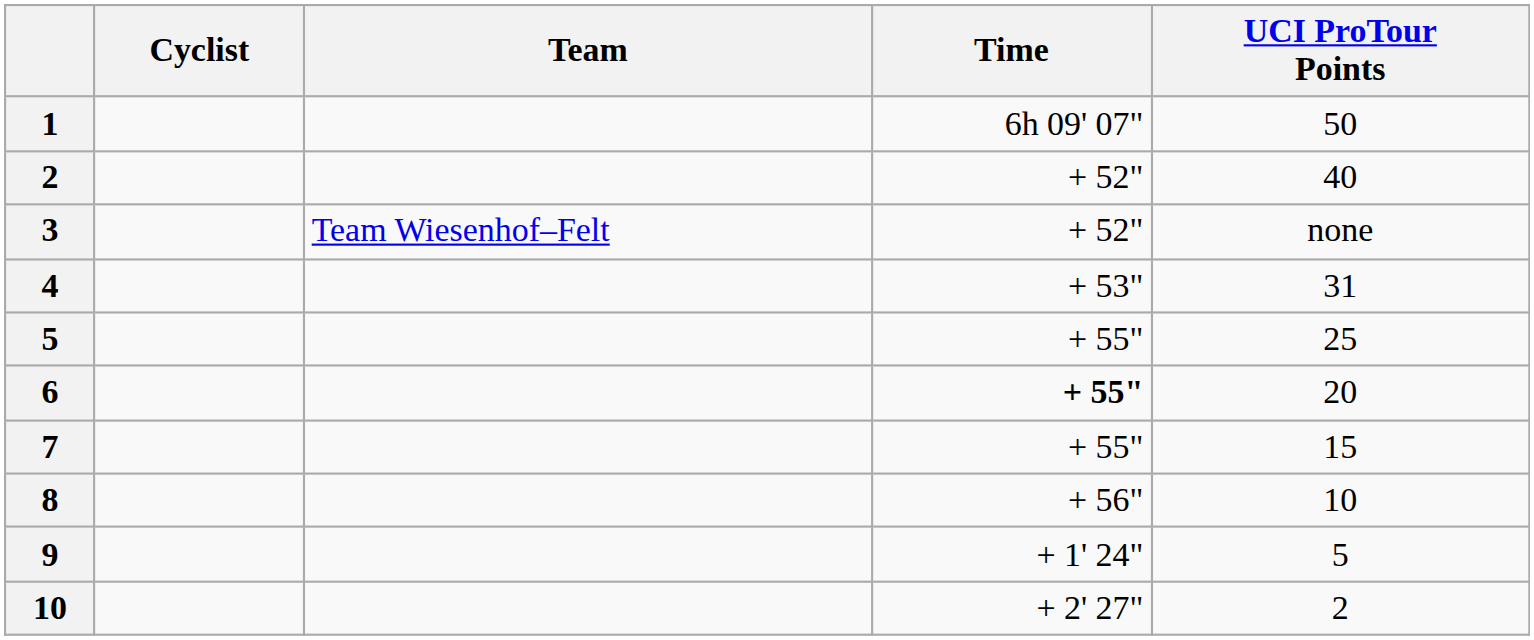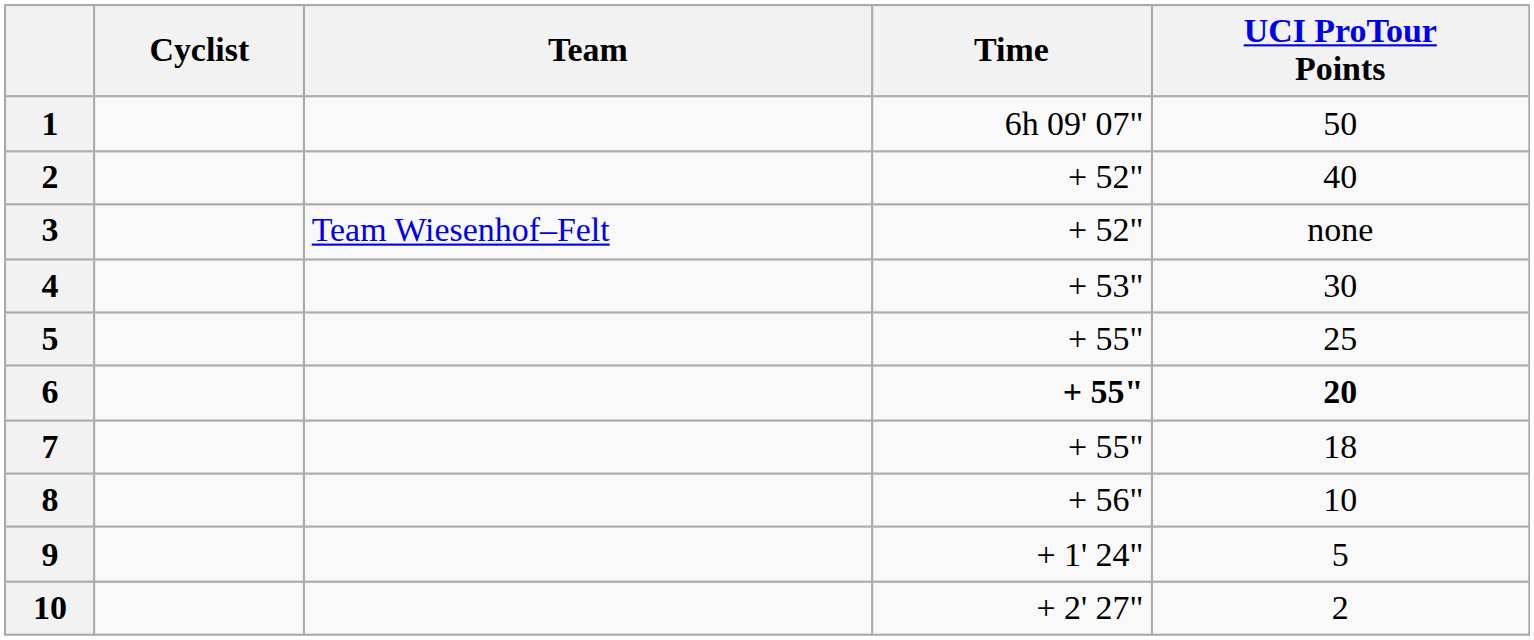(1340, 284) 31 -> (1340, 284) 30
(1340, 392) normal -> (1340, 392) bold
(1340, 446) 15 -> (1340, 446) 18
